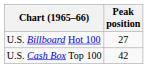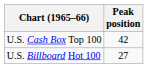rows swapped: (54, 39) <-> (54, 55)
